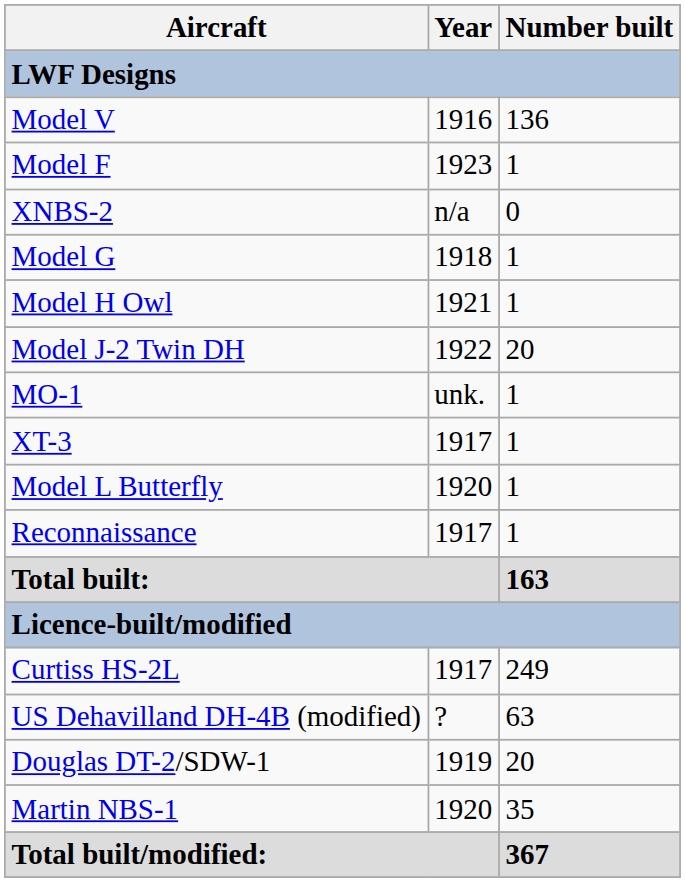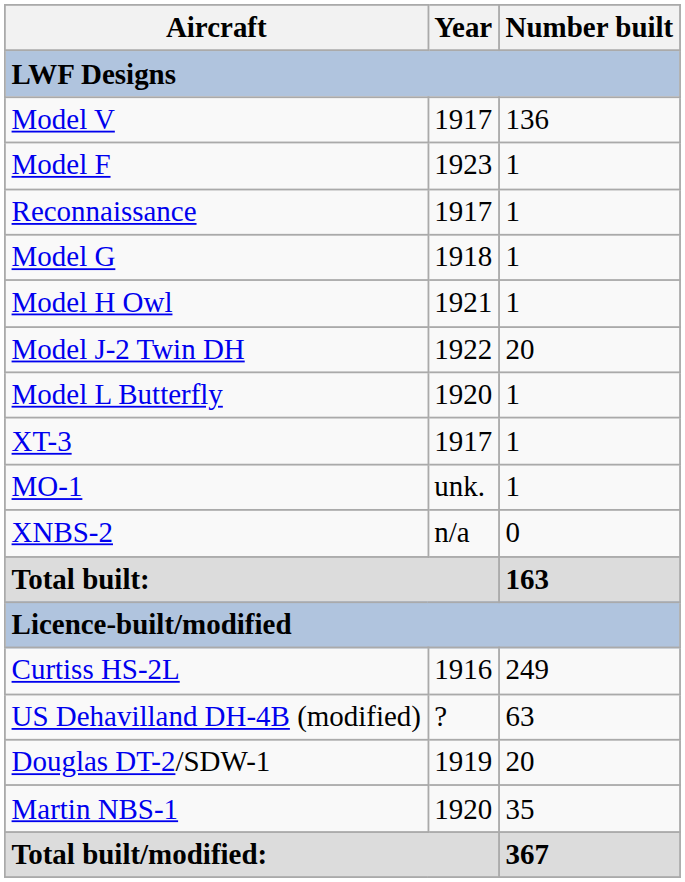(463, 119) 1916 -> (463, 119) 1917
rows swapped: (104, 532) <-> (62, 211)
rows swapped: (117, 486) <-> (47, 394)
(463, 670) 1917 -> (463, 670) 1916
